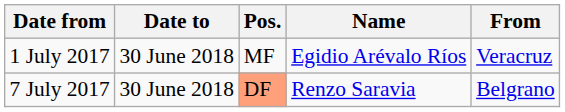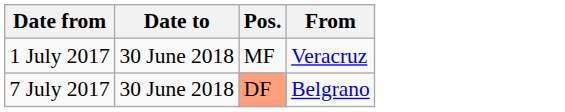- column: (379, 21)
